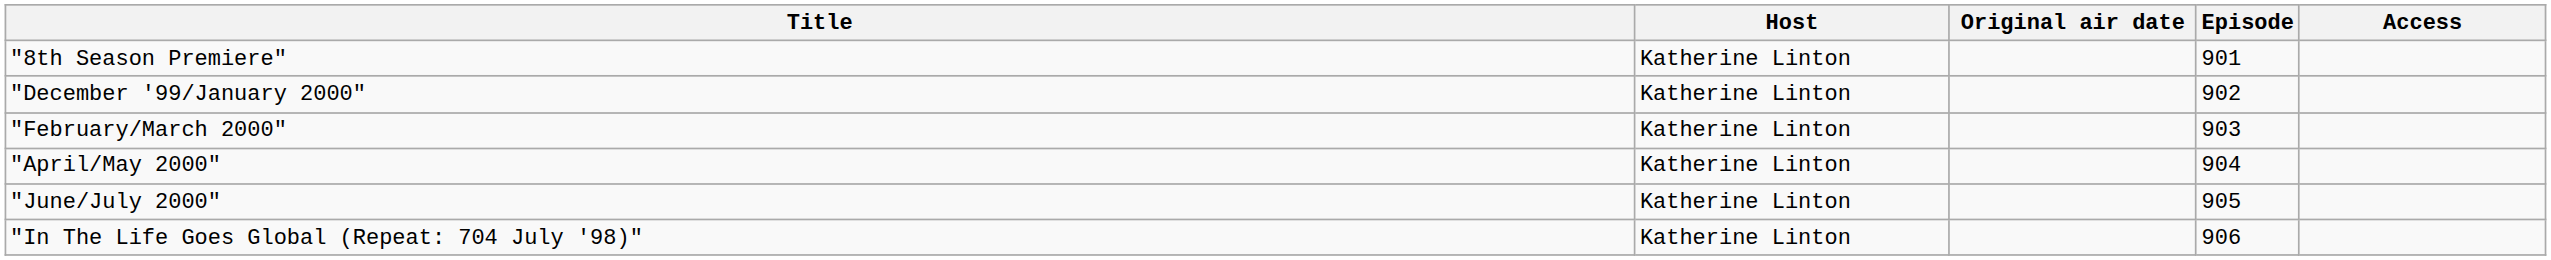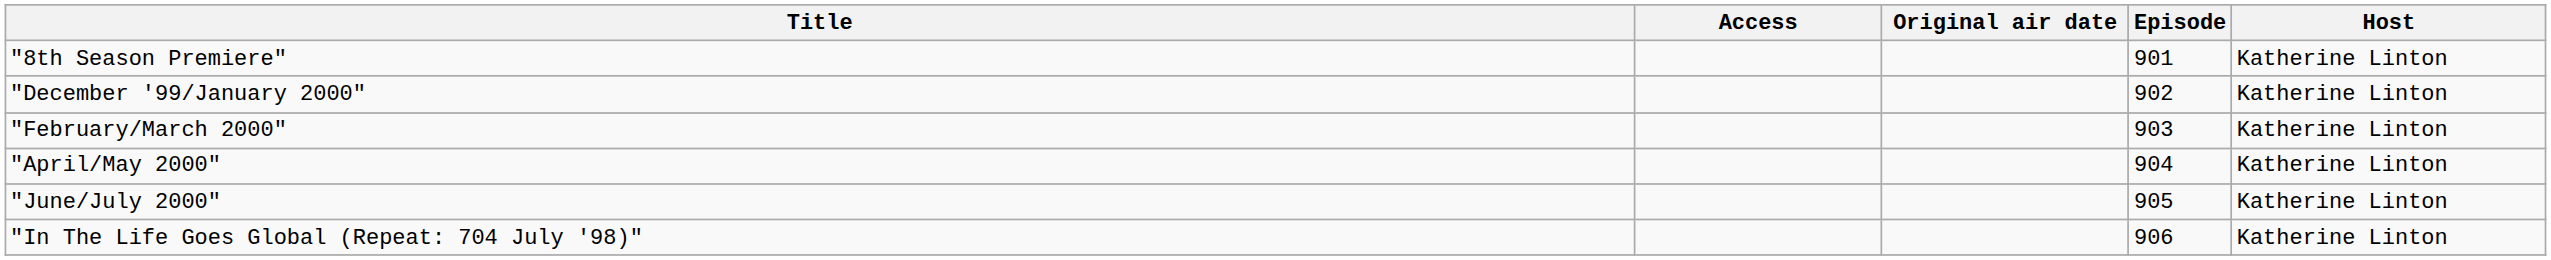columns swapped: (1792, 23) <-> (2423, 23)
